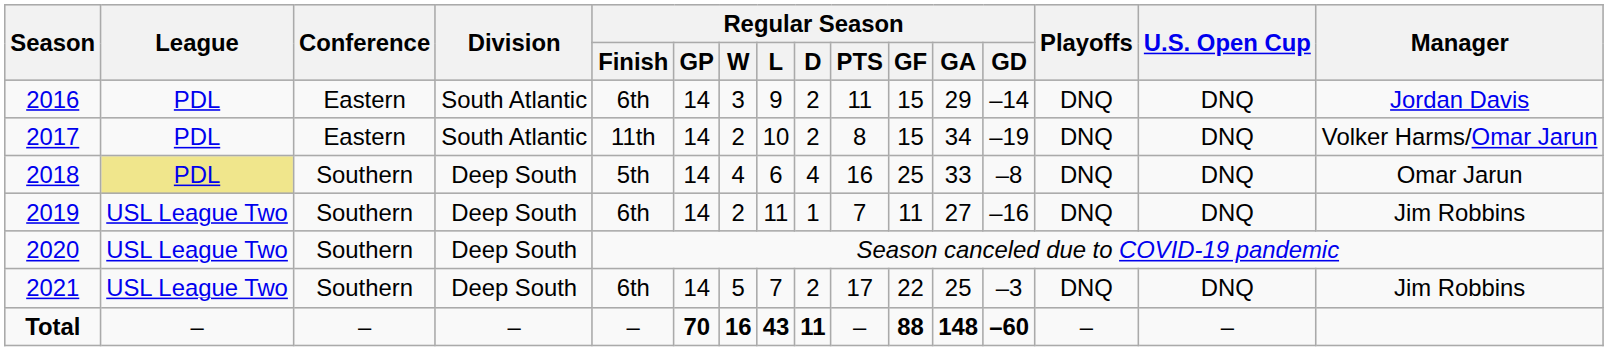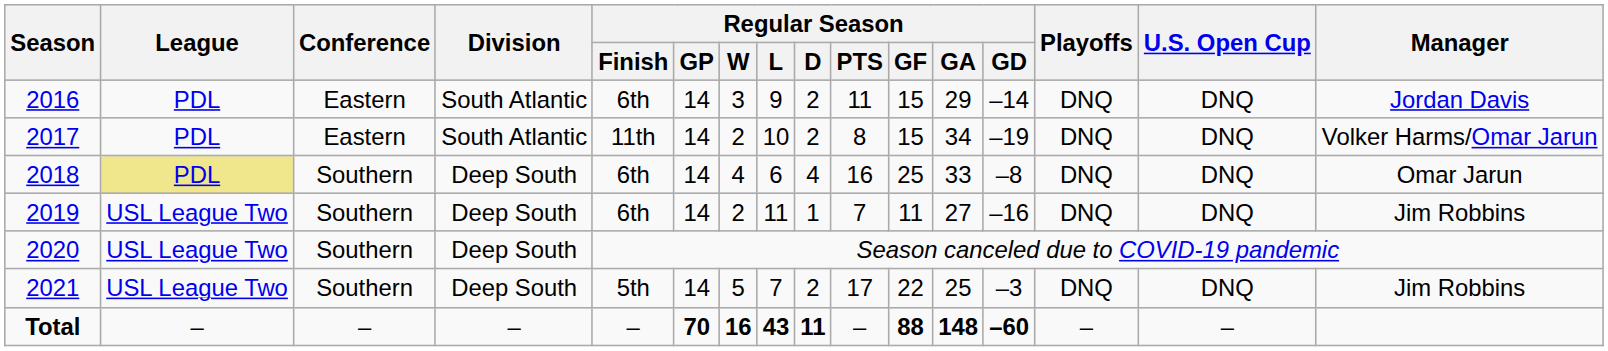(633, 175) 5th -> (633, 175) 6th
(633, 288) 6th -> (633, 288) 5th
